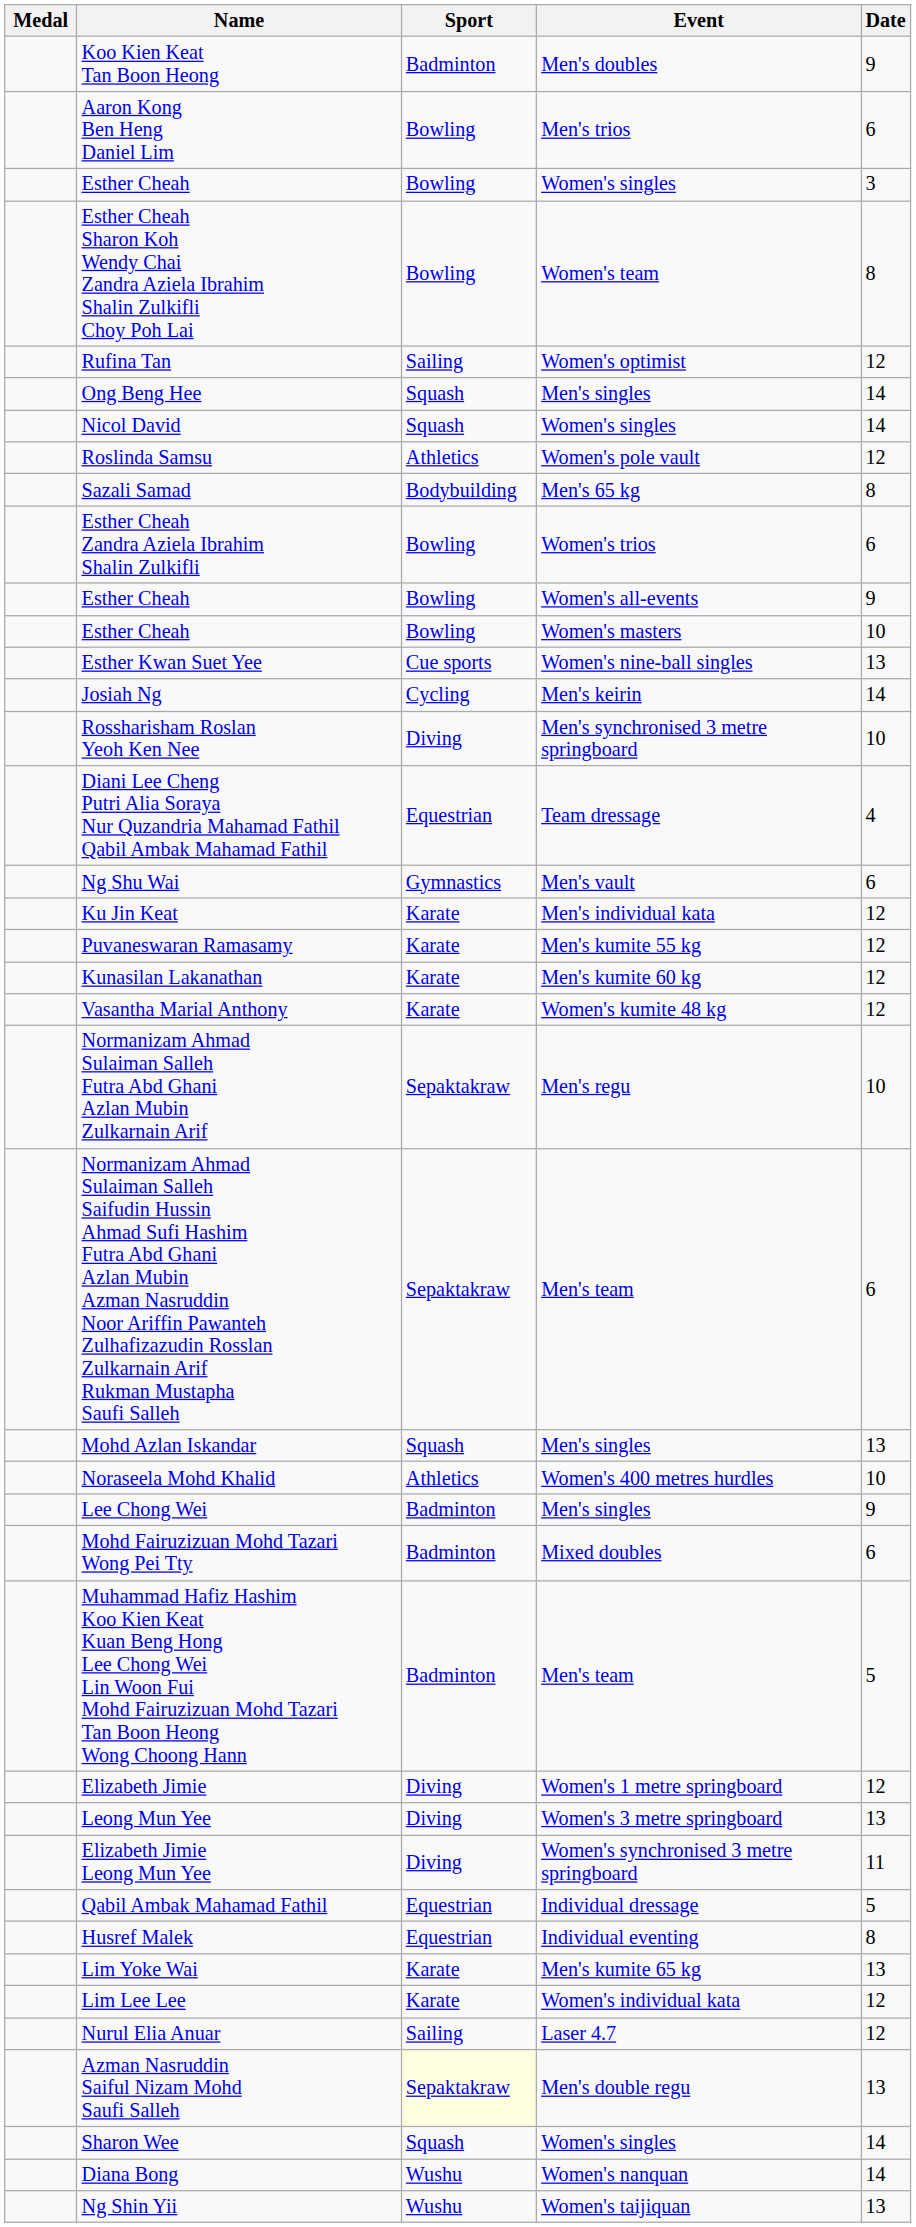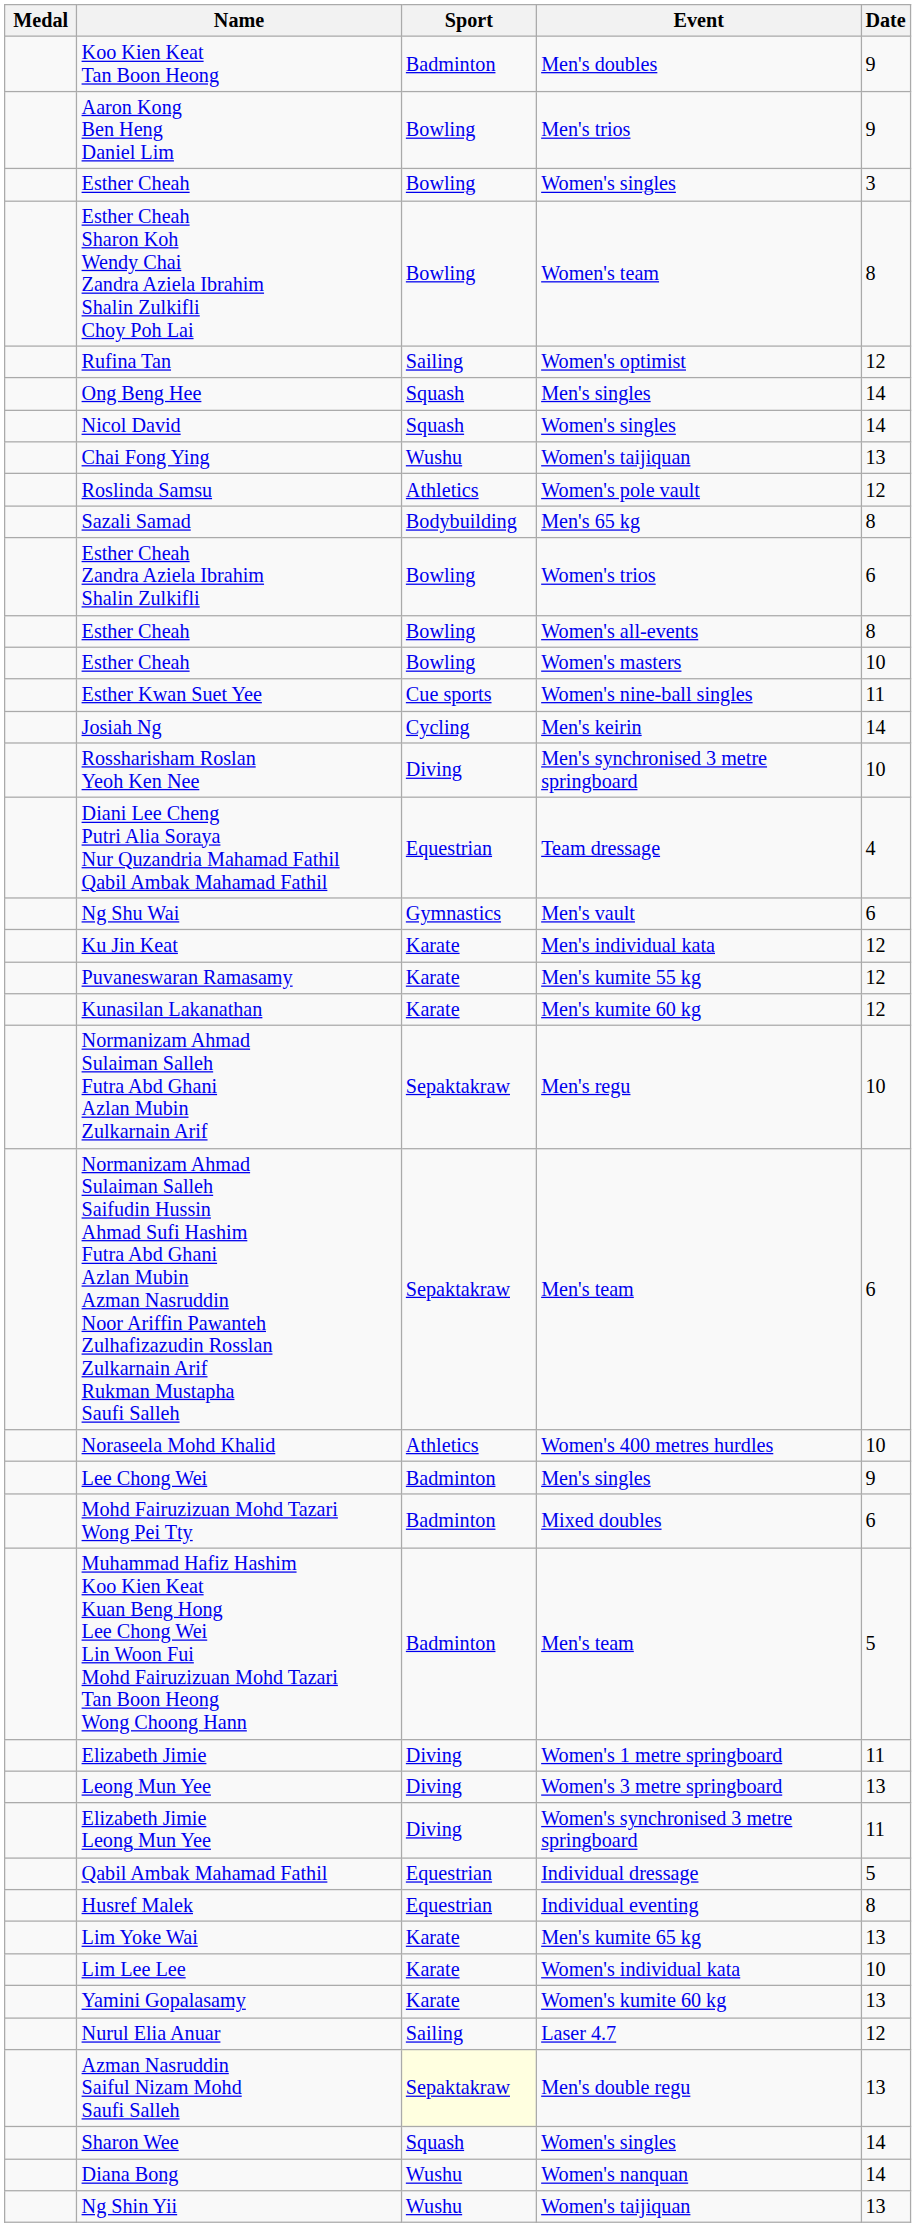(870, 129) 6 -> (870, 129) 9
+ row: (146, 457)
(870, 598) 9 -> (870, 630) 8
(876, 662) 13 -> (875, 694) 11
- row: (185, 1009)
- row: (169, 1445)
(876, 1786) 12 -> (875, 1754) 11
(876, 2001) 12 -> (876, 1969) 10
+ row: (164, 2001)
